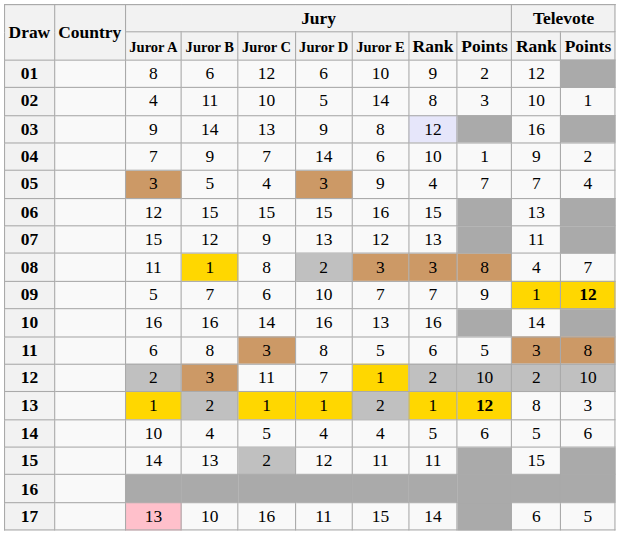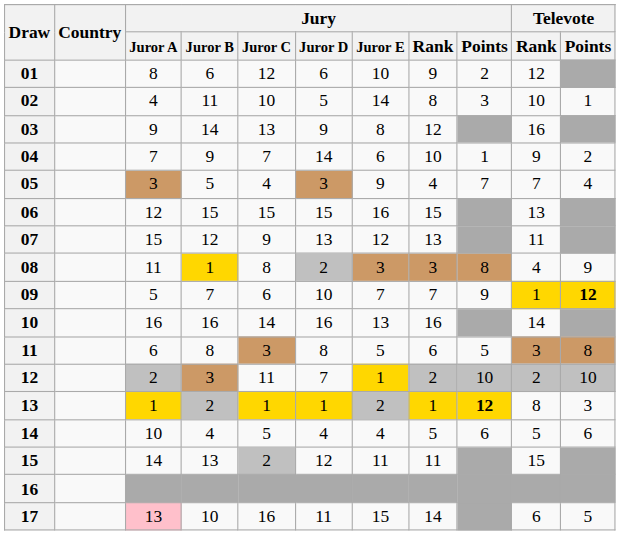(433, 128) lavender background -> (433, 128) no background
(588, 267) 7 -> (588, 267) 9
